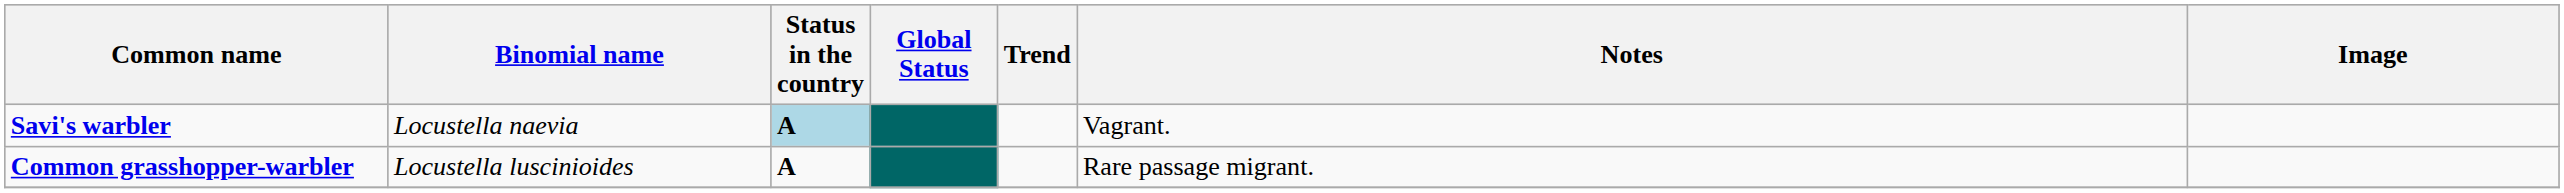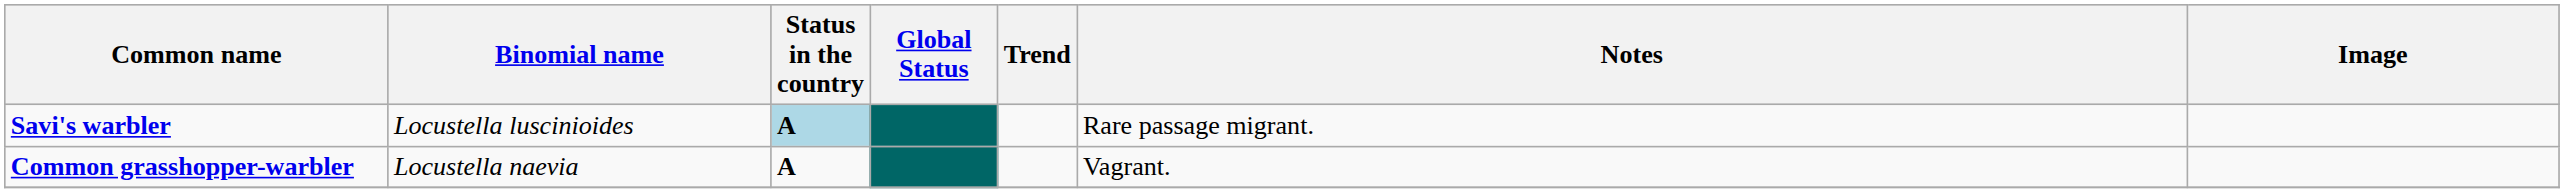(486, 125) Locustella naevia -> (514, 125) Locustella luscinioides
(1127, 125) Vagrant. -> (1198, 125) Rare passage migrant.
(514, 166) Locustella luscinioides -> (486, 166) Locustella naevia
(1198, 166) Rare passage migrant. -> (1127, 166) Vagrant.
